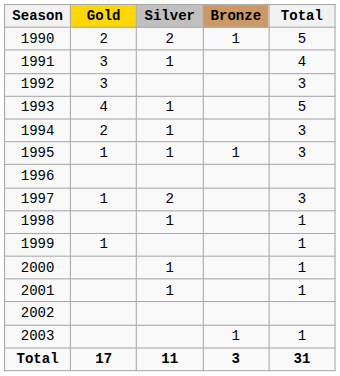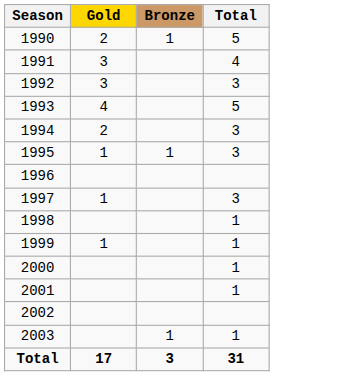- column: (170, 16)
